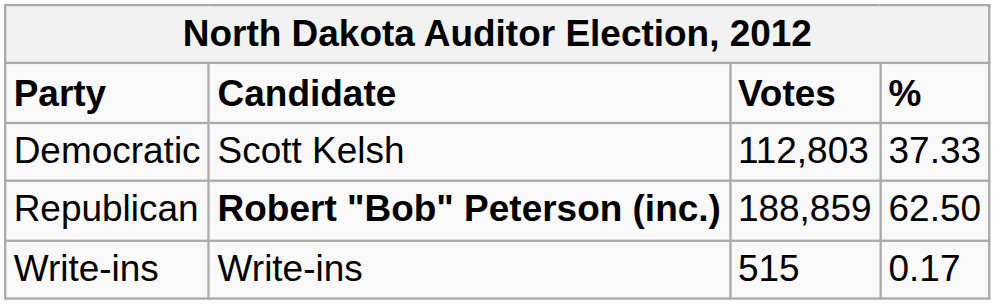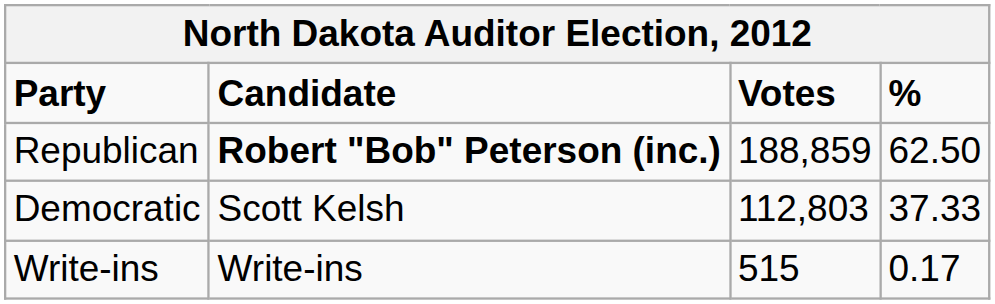rows swapped: (106, 209) <-> (107, 151)
